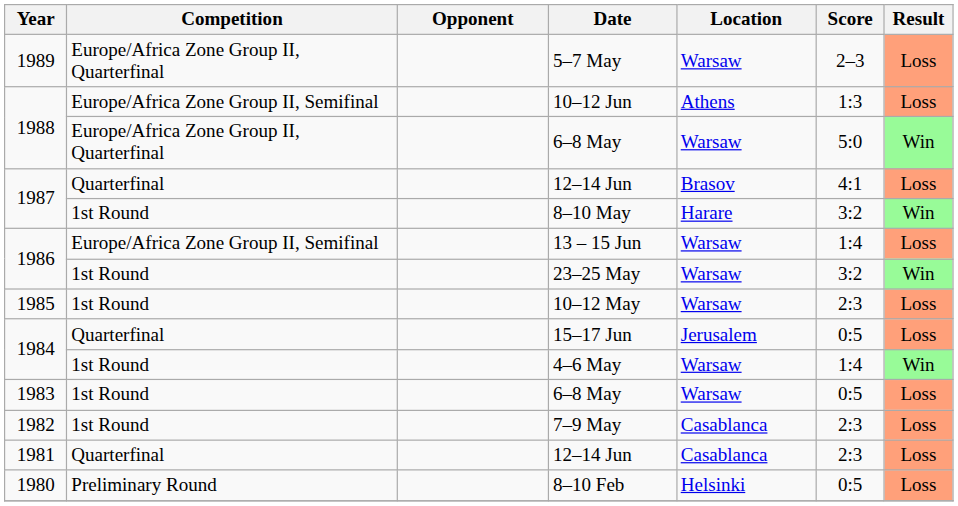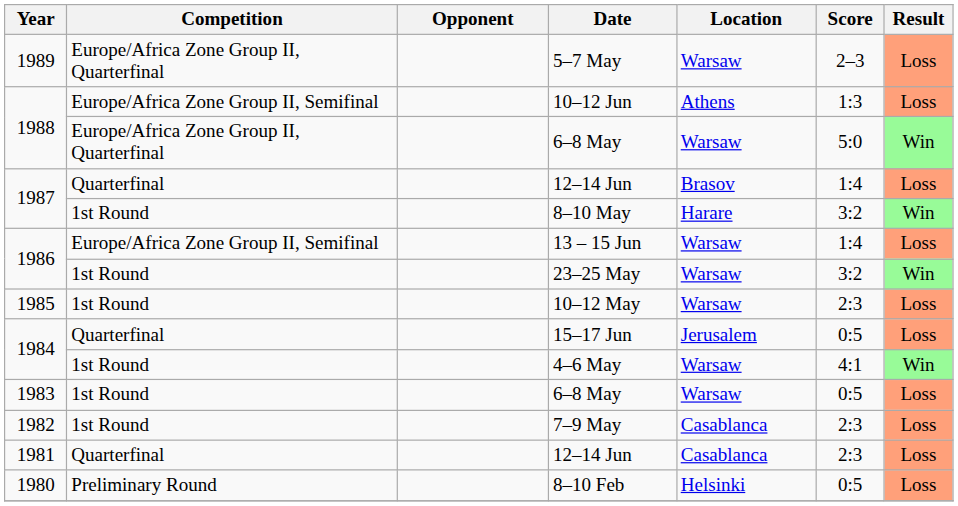(850, 183) 4:1 -> (850, 183) 1:4
(850, 364) 1:4 -> (850, 364) 4:1
